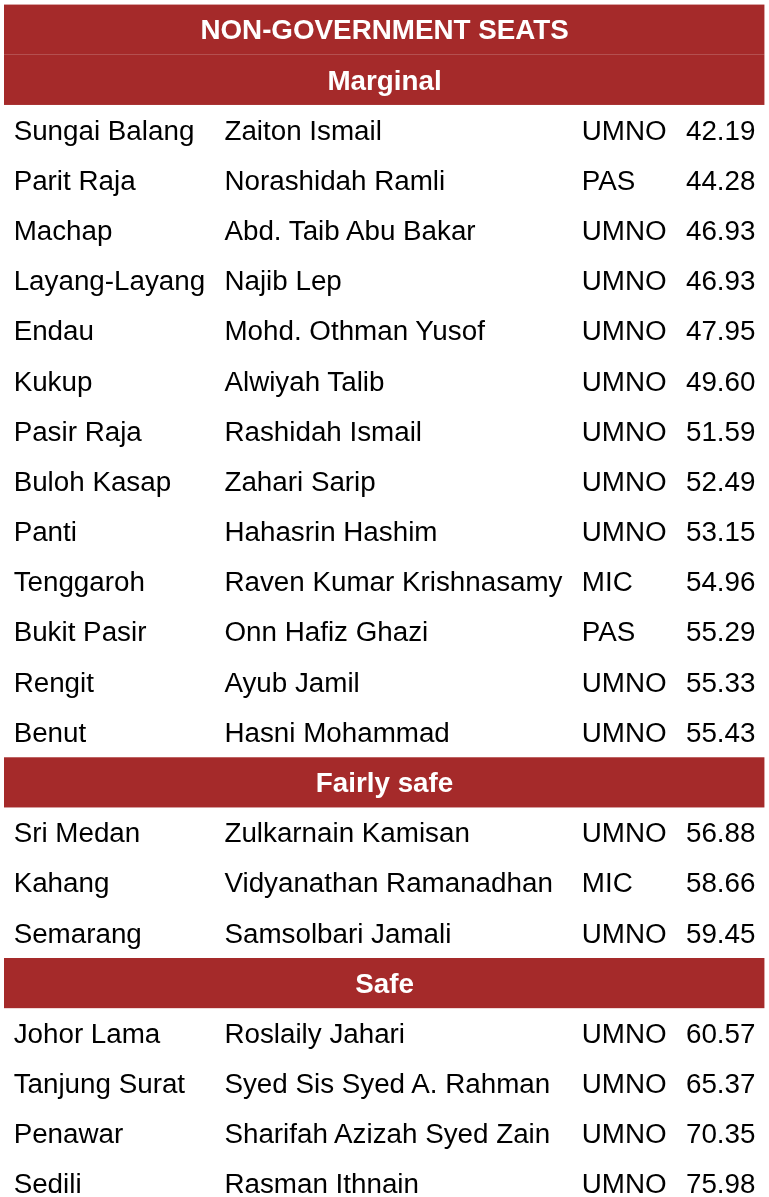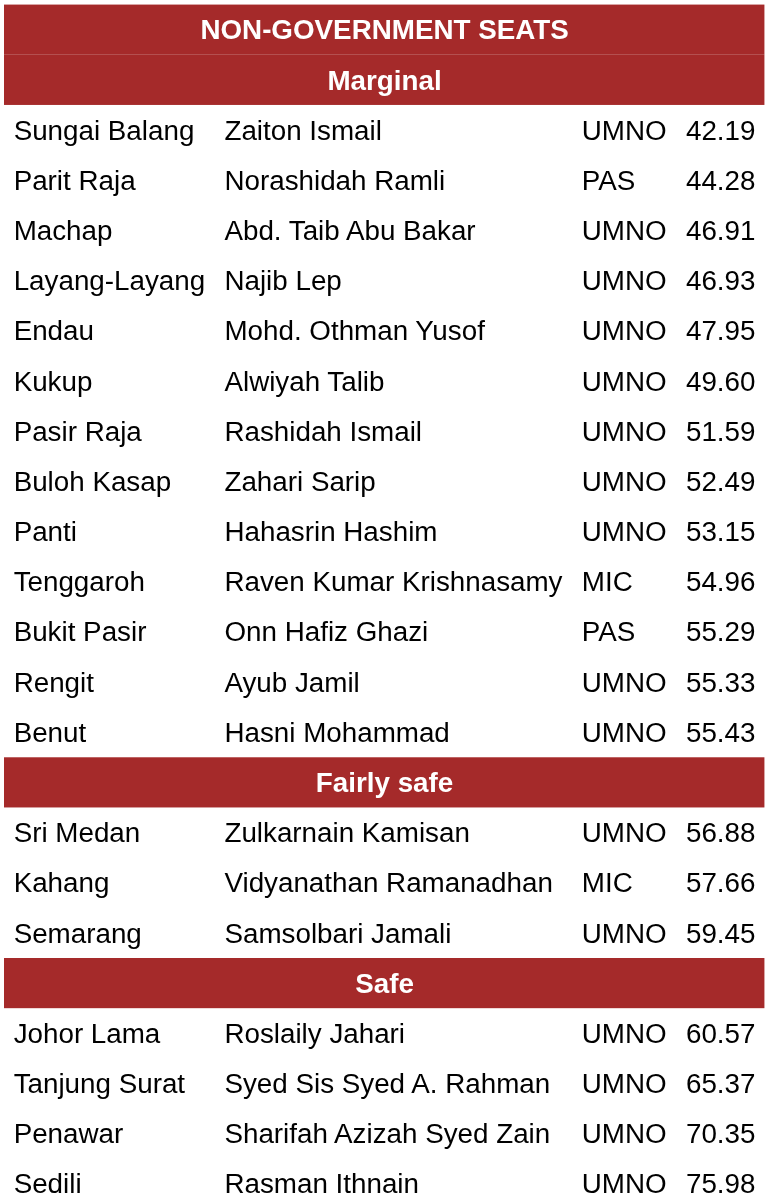(721, 230) 46.93 -> (721, 230) 46.91
(721, 882) 58.66 -> (721, 882) 57.66
